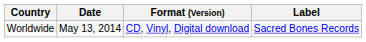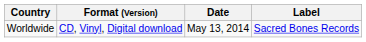columns swapped: (90, 12) <-> (187, 12)
